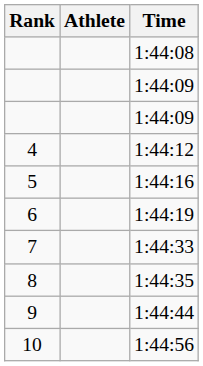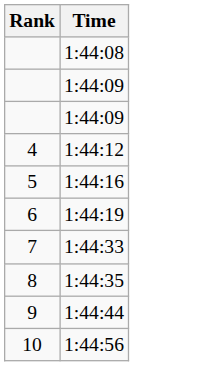- column: (95, 20)
